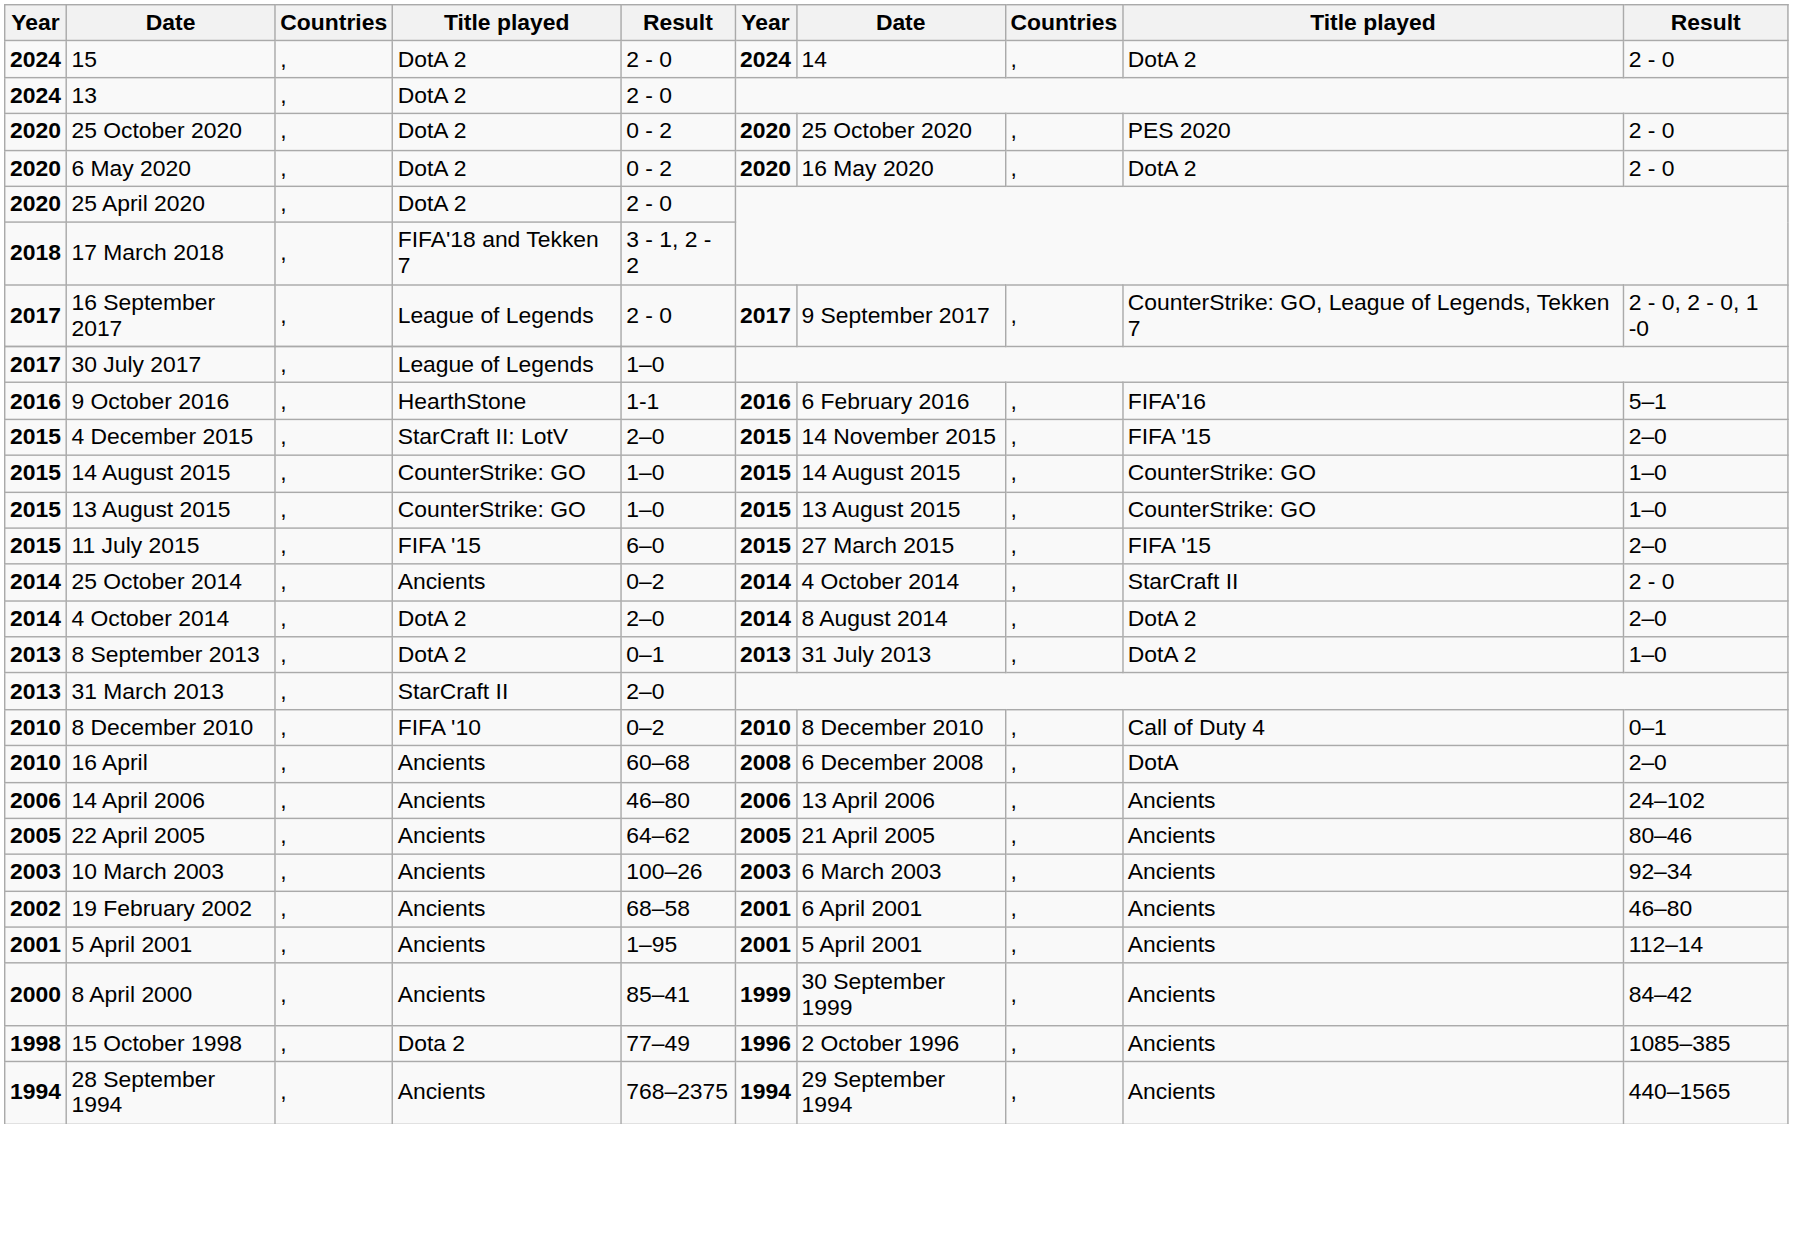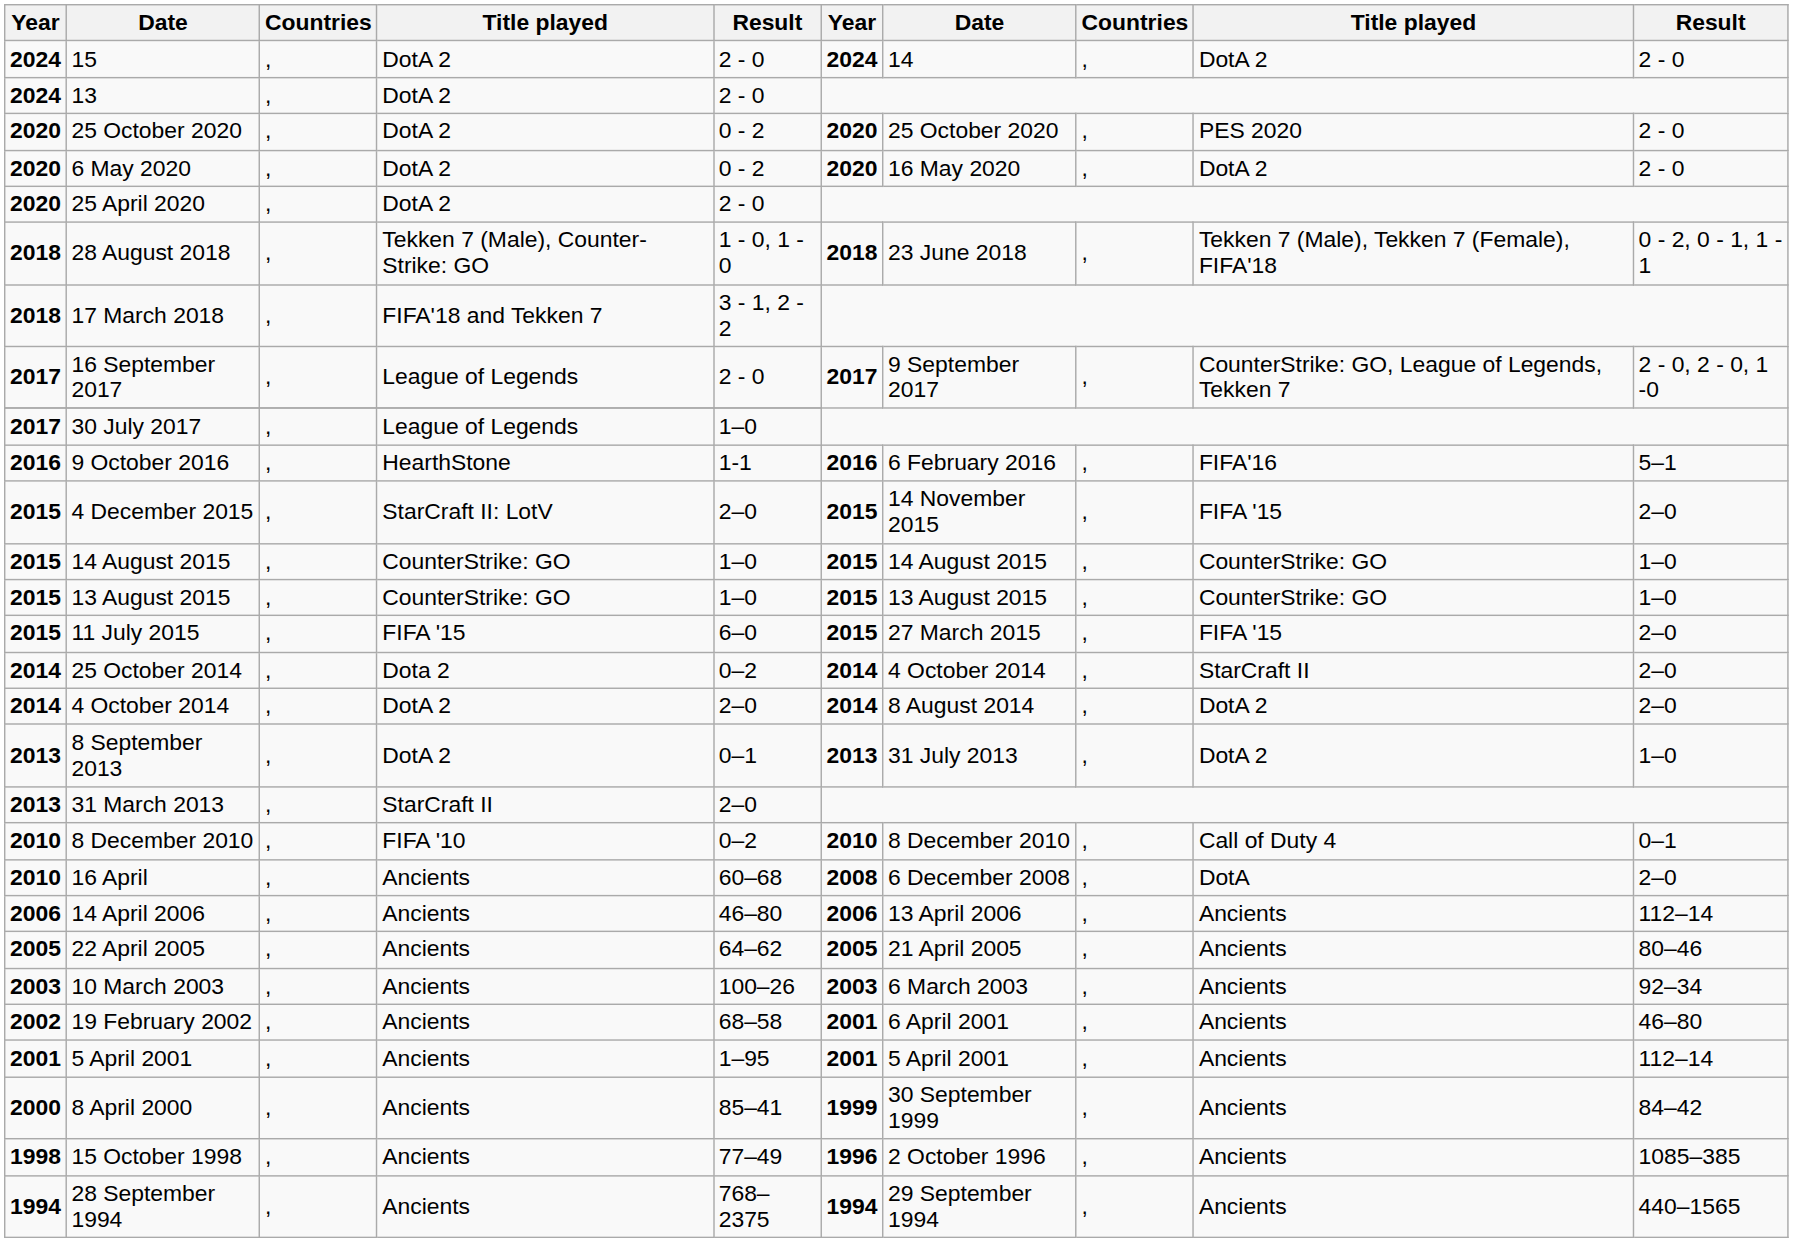+ row: (151, 253)
(442, 582) Ancients -> (416, 669) Dota 2
(1652, 582) 2 - 0 -> (1658, 669) 2–0
(1667, 799) 24–102 -> (1676, 913) 112–14
(431, 1043) Dota 2 -> (426, 1156) Ancients
